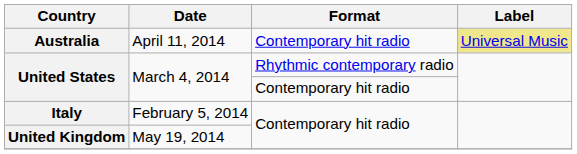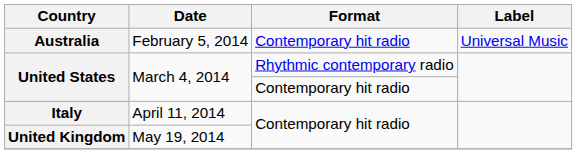(179, 40) April 11, 2014 -> (190, 40) February 5, 2014
(514, 40) khaki background -> (514, 40) no background
(190, 112) February 5, 2014 -> (179, 112) April 11, 2014
